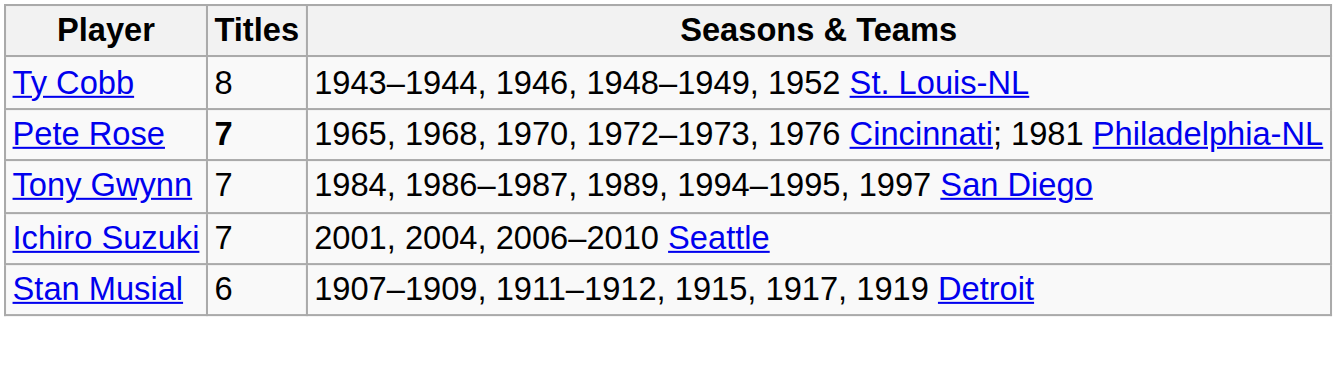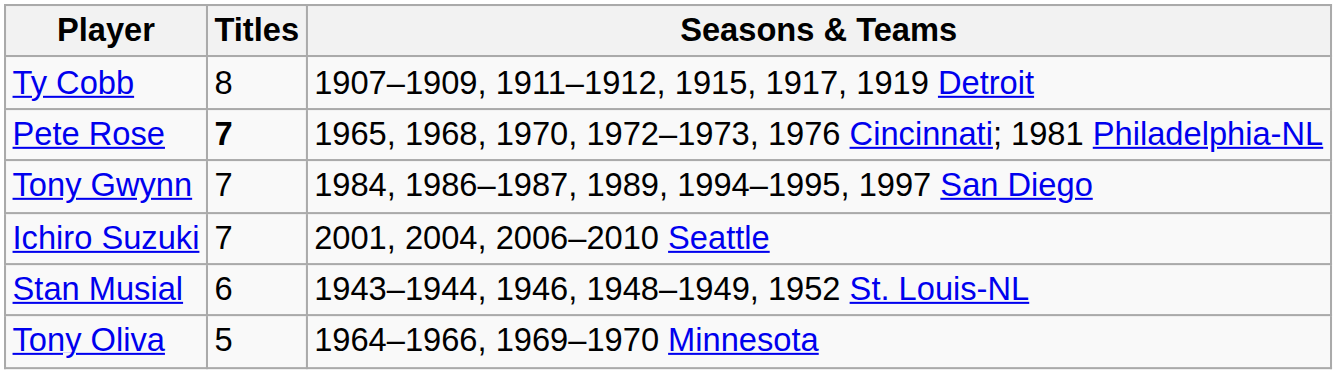(672, 82) 1943–1944, 1946, 1948–1949, 1952 St. Louis-NL -> (674, 82) 1907–1909, 1911–1912, 1915, 1917, 1919 Detroit
(674, 289) 1907–1909, 1911–1912, 1915, 1917, 1919 Detroit -> (672, 289) 1943–1944, 1946, 1948–1949, 1952 St. Louis-NL
+ row: (89, 340)
